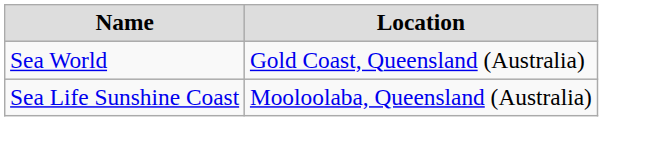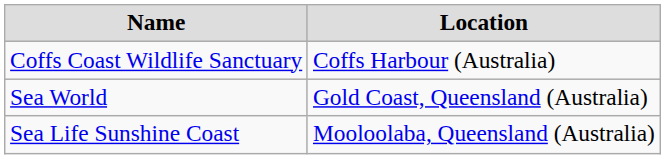+ row: (156, 60)
